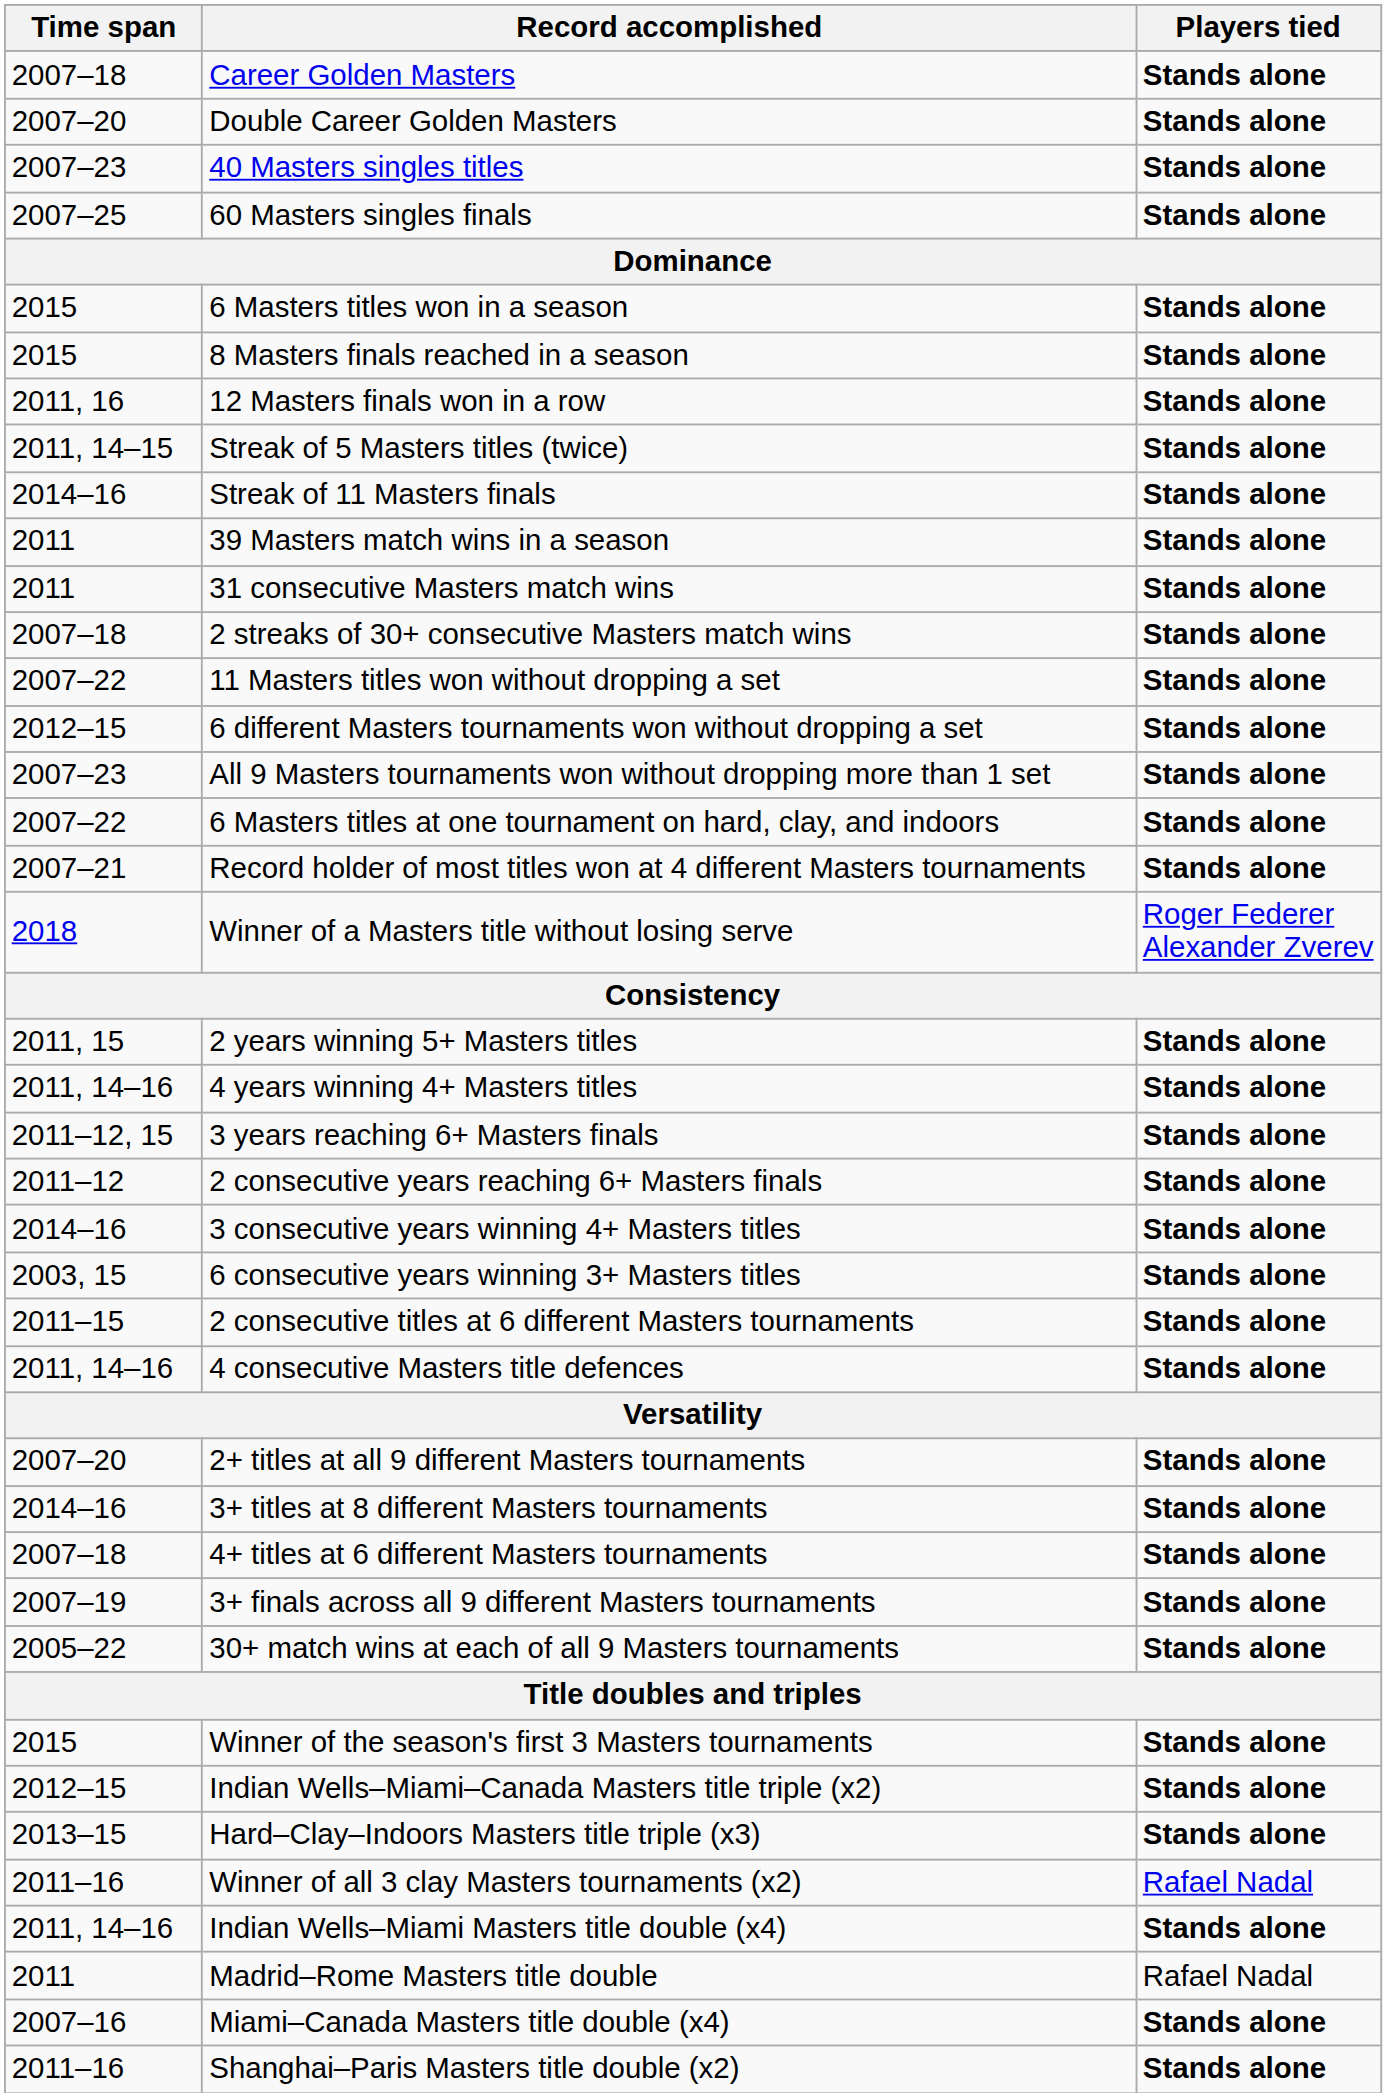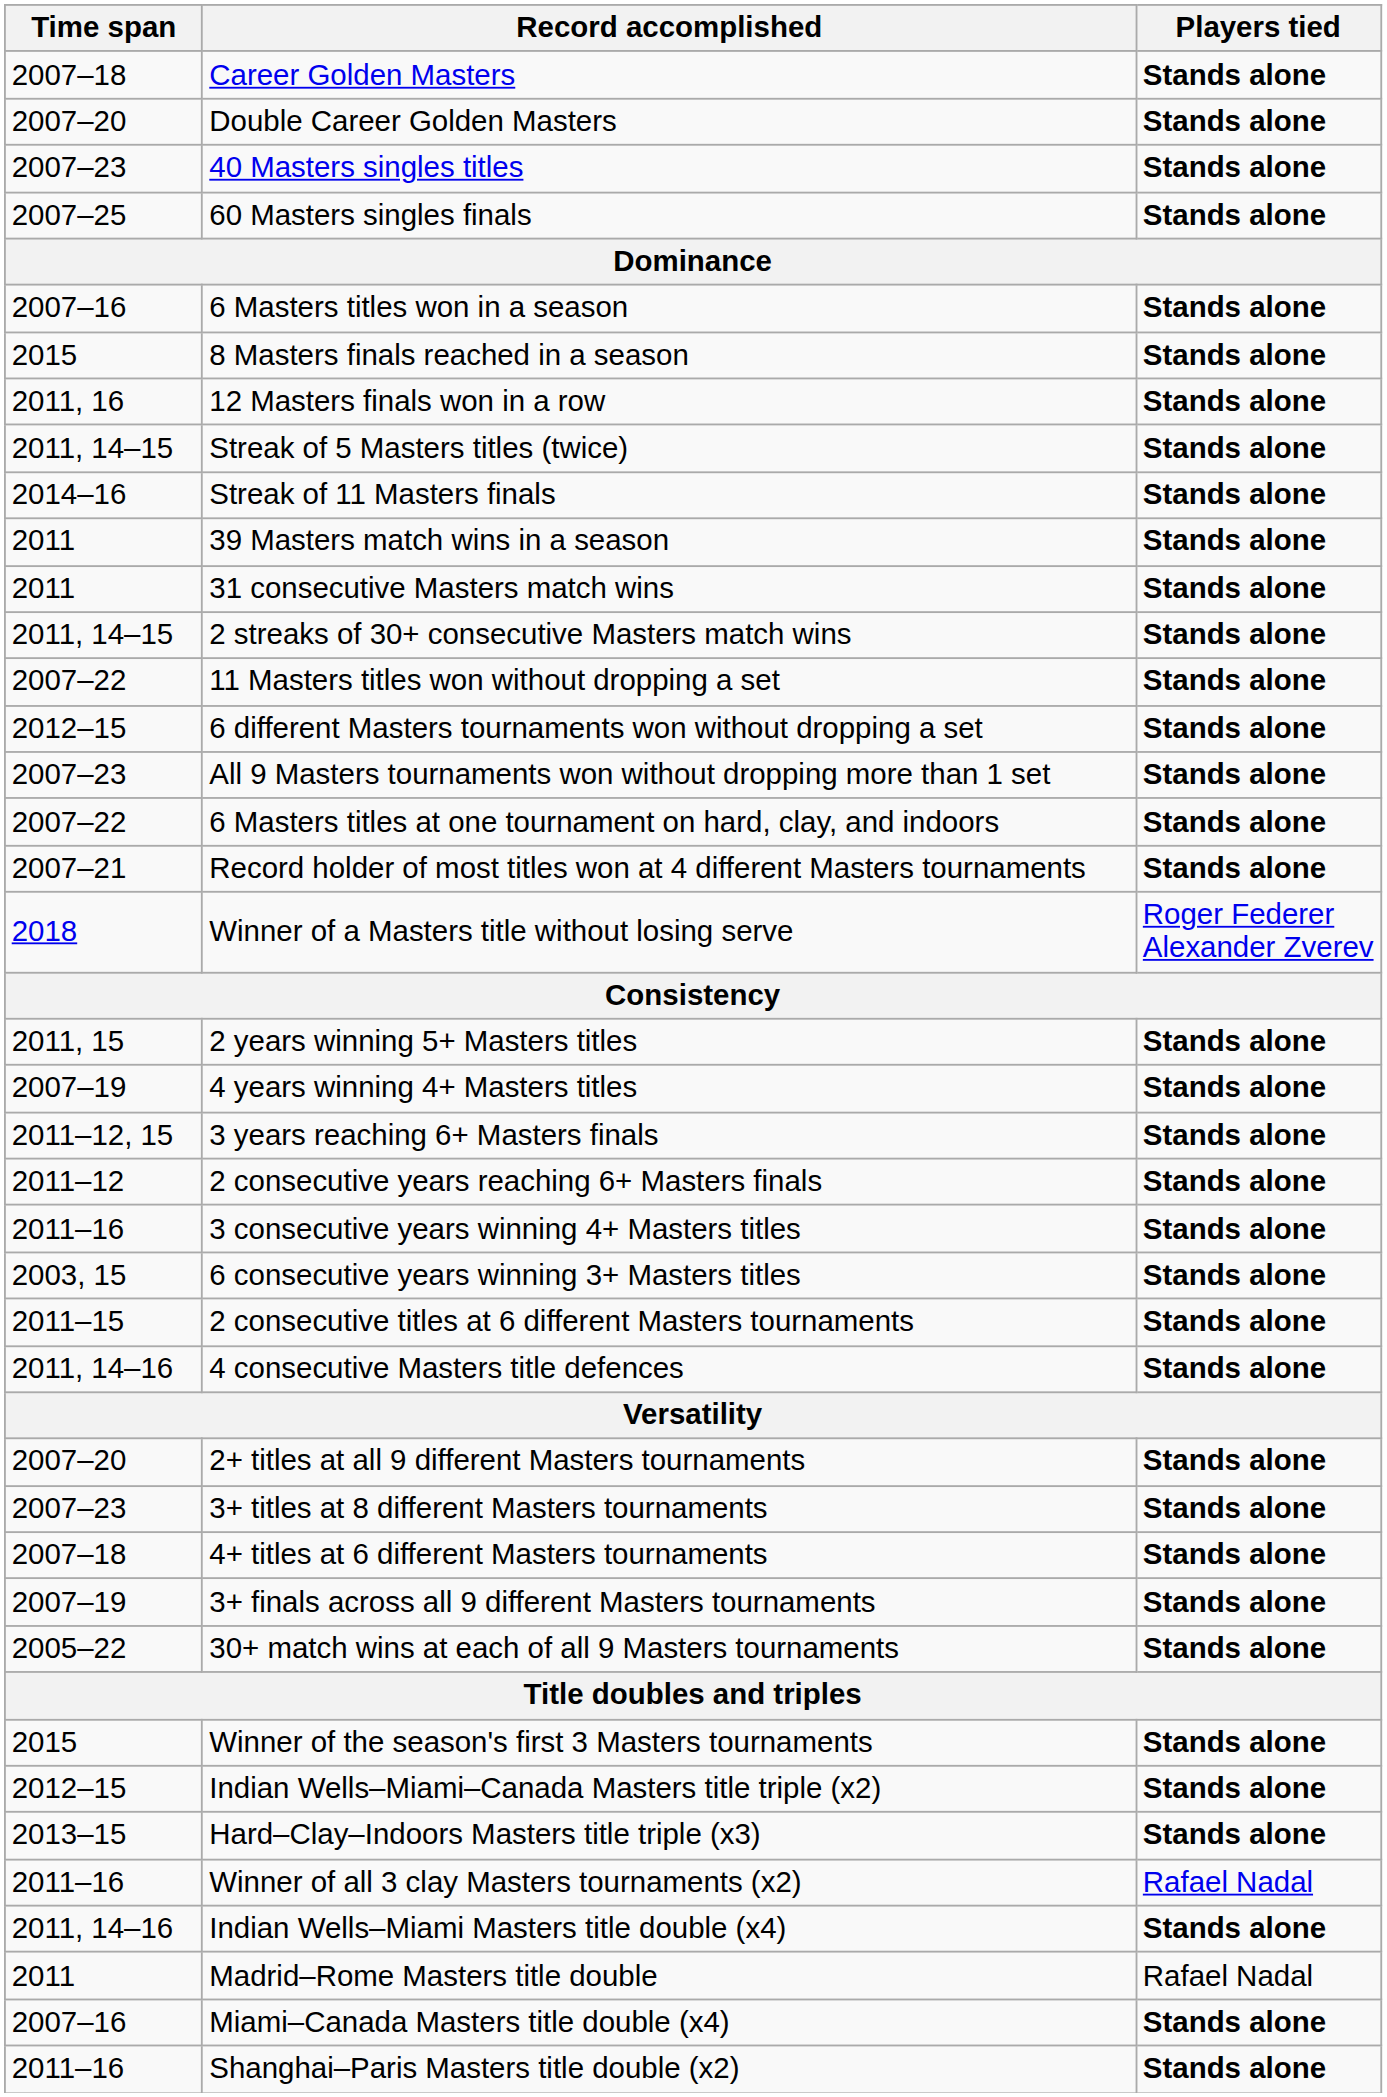(44, 307) 2015 -> (69, 307) 2007–16
(69, 634) 2007–18 -> (92, 634) 2011, 14–15
(92, 1088) 2011, 14–16 -> (69, 1088) 2007–19
(69, 1228) 2014–16 -> (68, 1228) 2011–16
(69, 1508) 2014–16 -> (69, 1508) 2007–23
